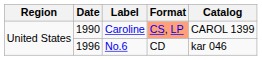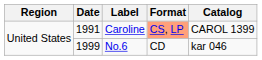(88, 30) 1990 -> (88, 30) 1991
(88, 47) 1996 -> (88, 47) 1999
